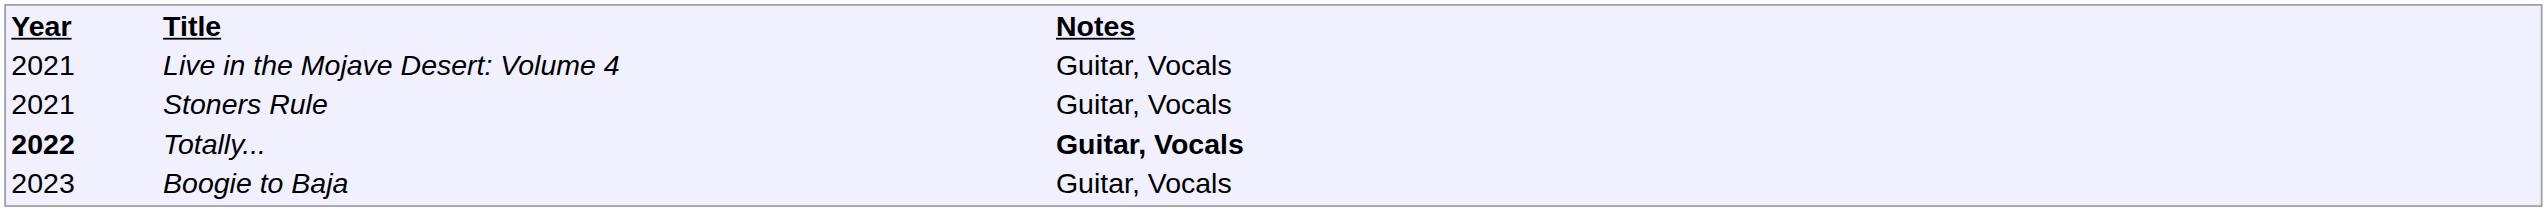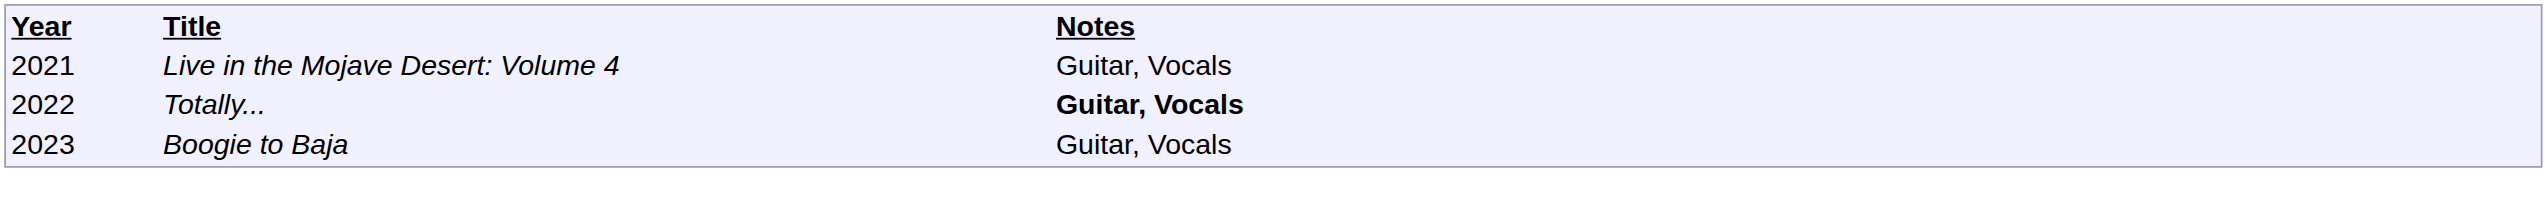- row: (245, 105)
(43, 144) bold -> (43, 105) normal
